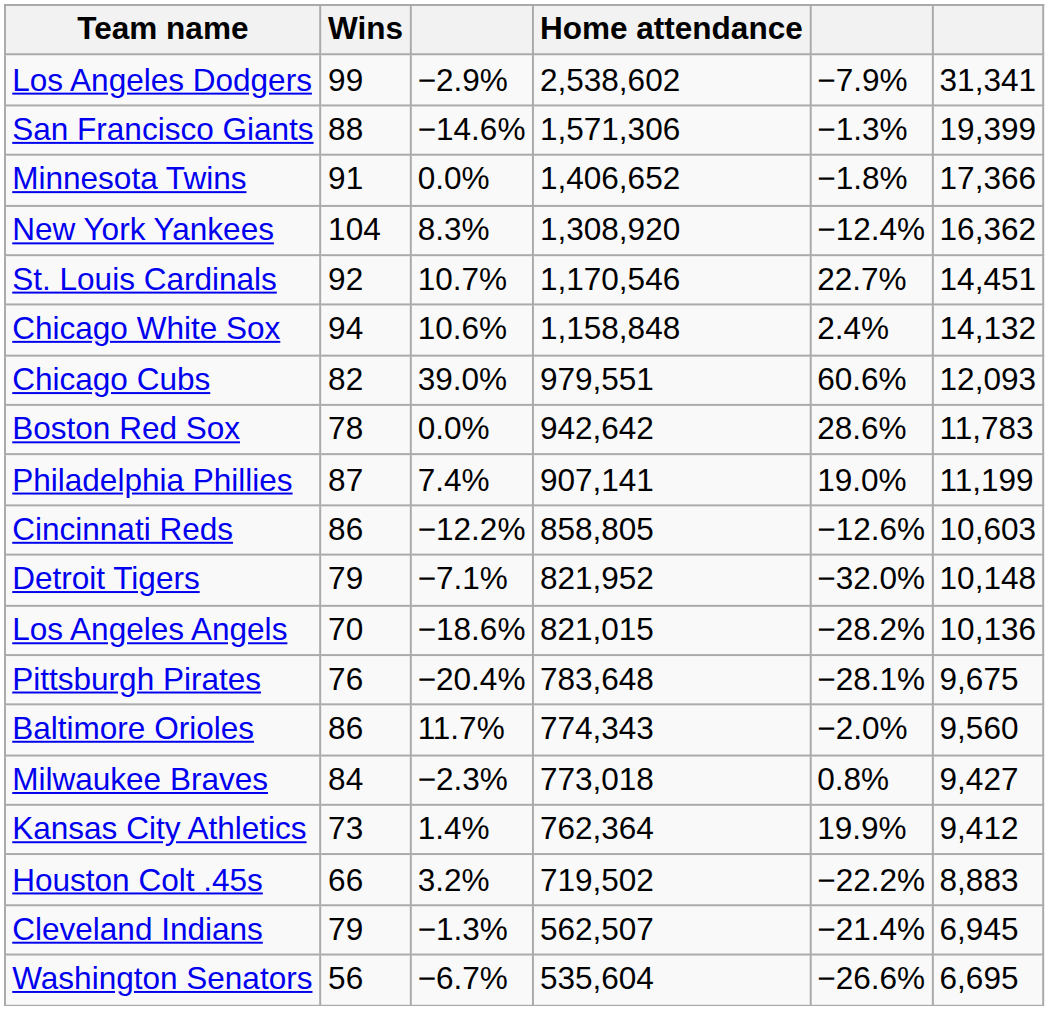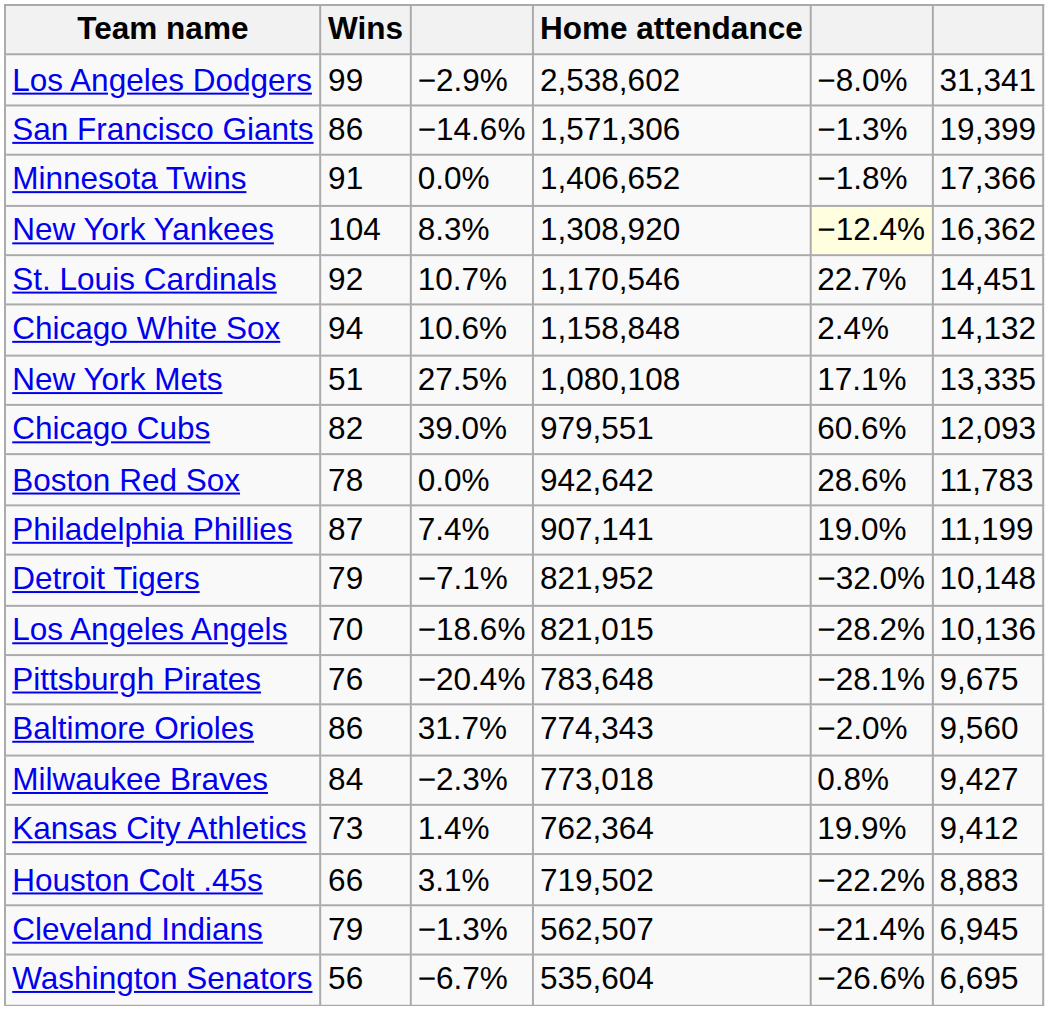(862, 79) −7.9% -> (862, 79) −8.0%
(346, 129) 88 -> (346, 129) 86
(871, 229) no background -> (871, 229) lightyellow background
+ row: (117, 379)
- row: (123, 529)
(461, 729) 11.7% -> (462, 729) 31.7%
(454, 879) 3.2% -> (454, 879) 3.1%
